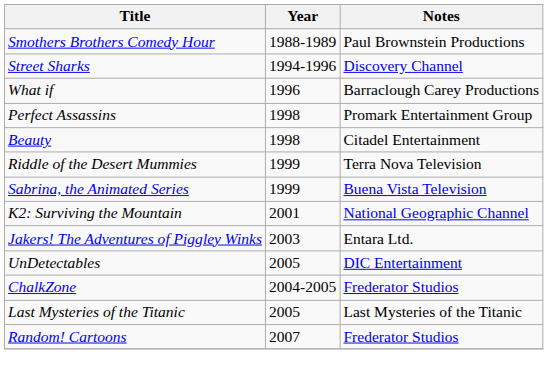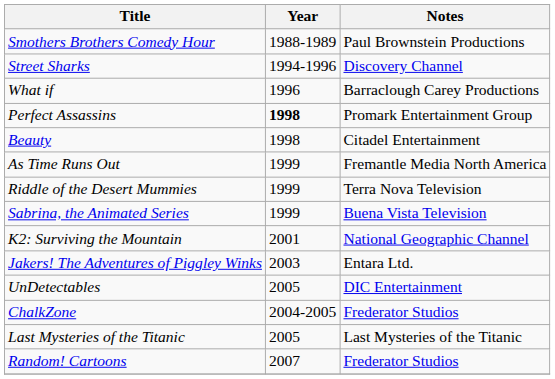(285, 115) normal -> (285, 115) bold
+ row: (64, 164)
